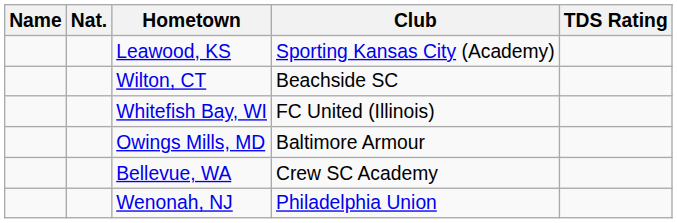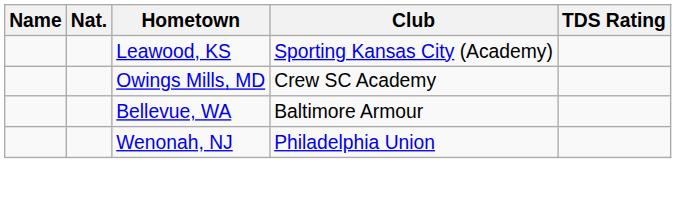- row: (161, 81)
- row: (192, 112)
(351, 142) Baltimore Armour -> (355, 81) Crew SC Academy
(357, 173) Crew SC Academy -> (349, 112) Baltimore Armour
